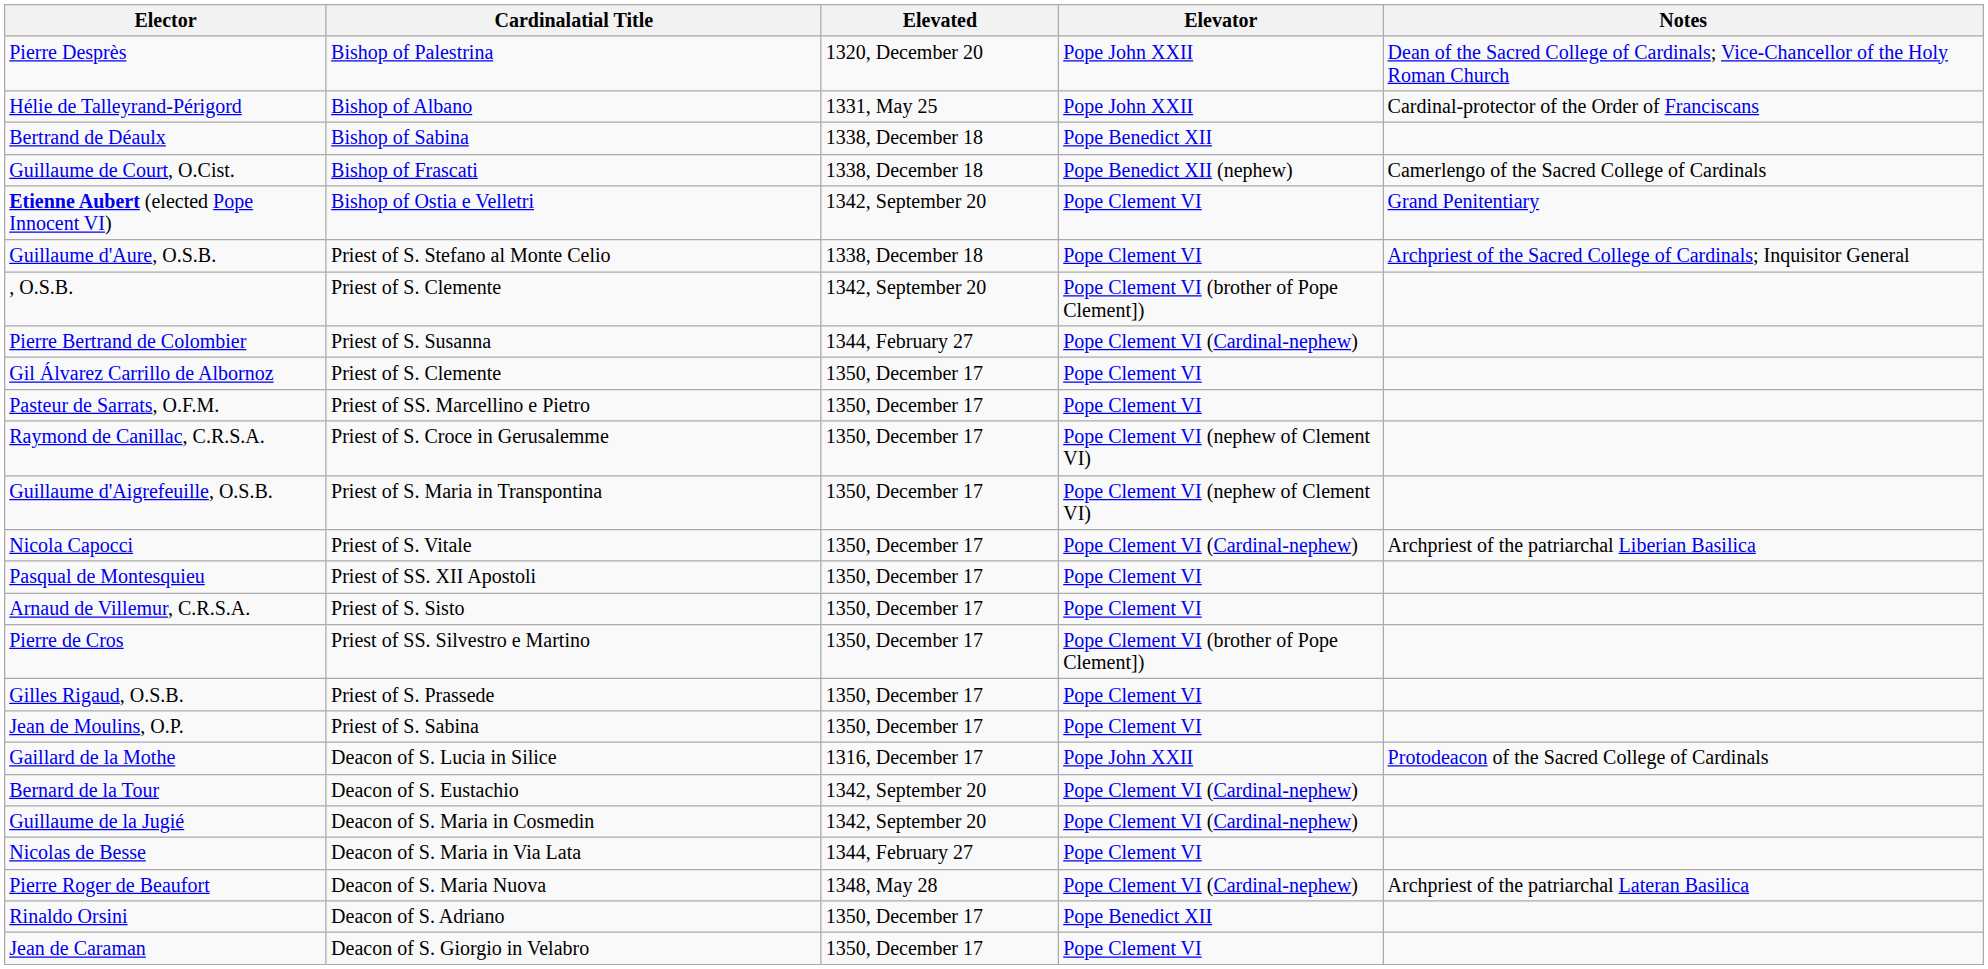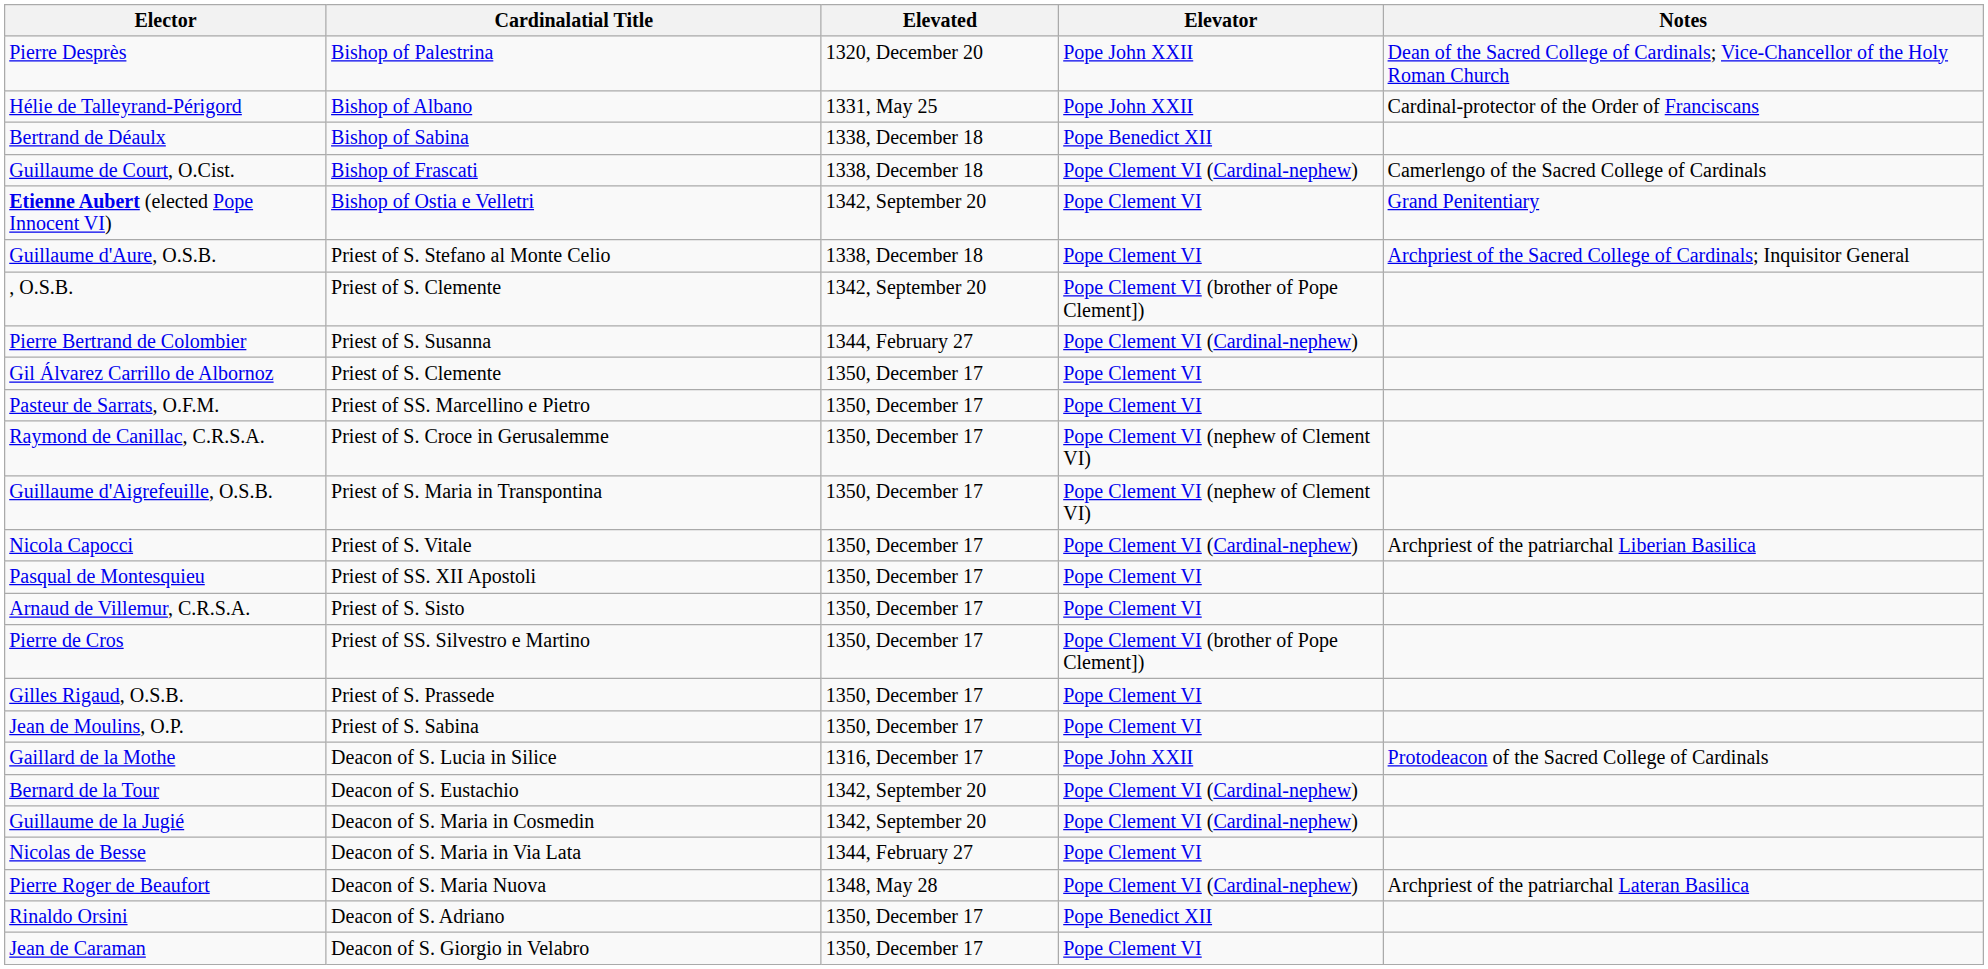(1178, 169) Pope Benedict XII (nephew) -> (1211, 169) Pope Clement VI (Cardinal-nephew)
